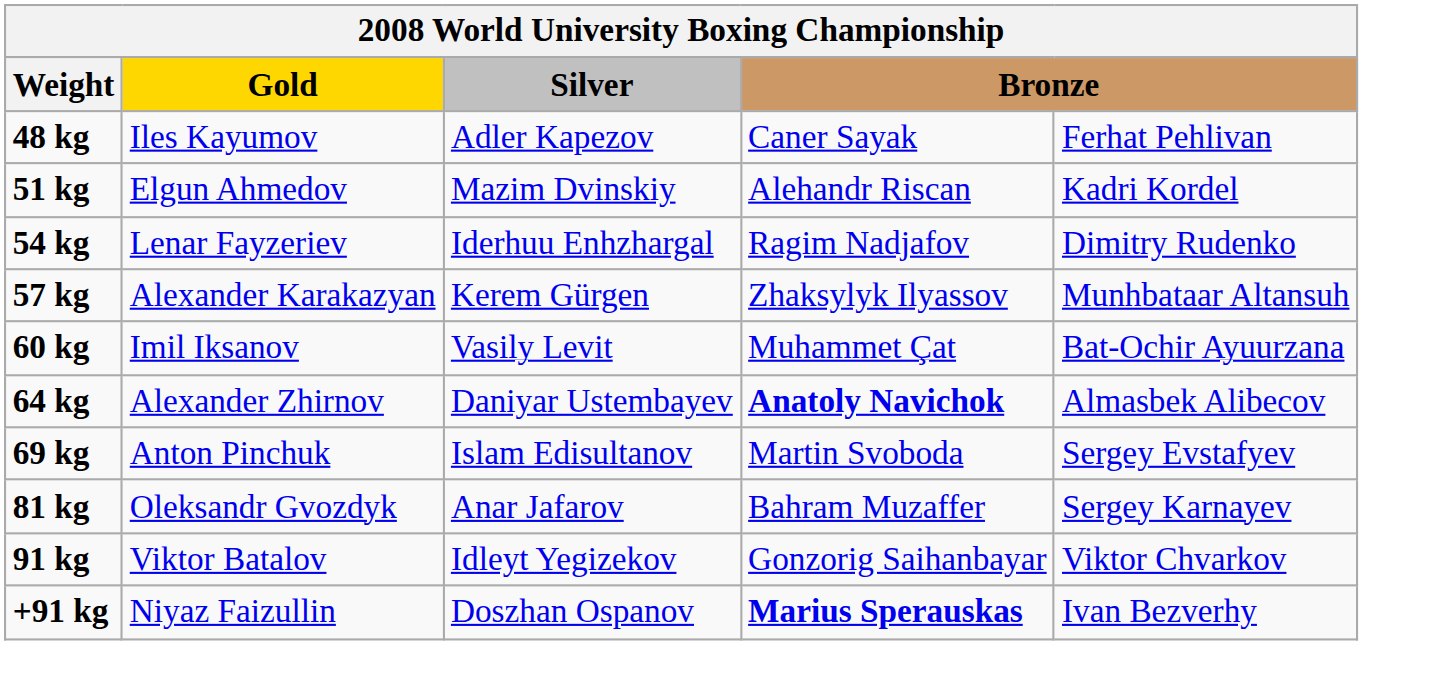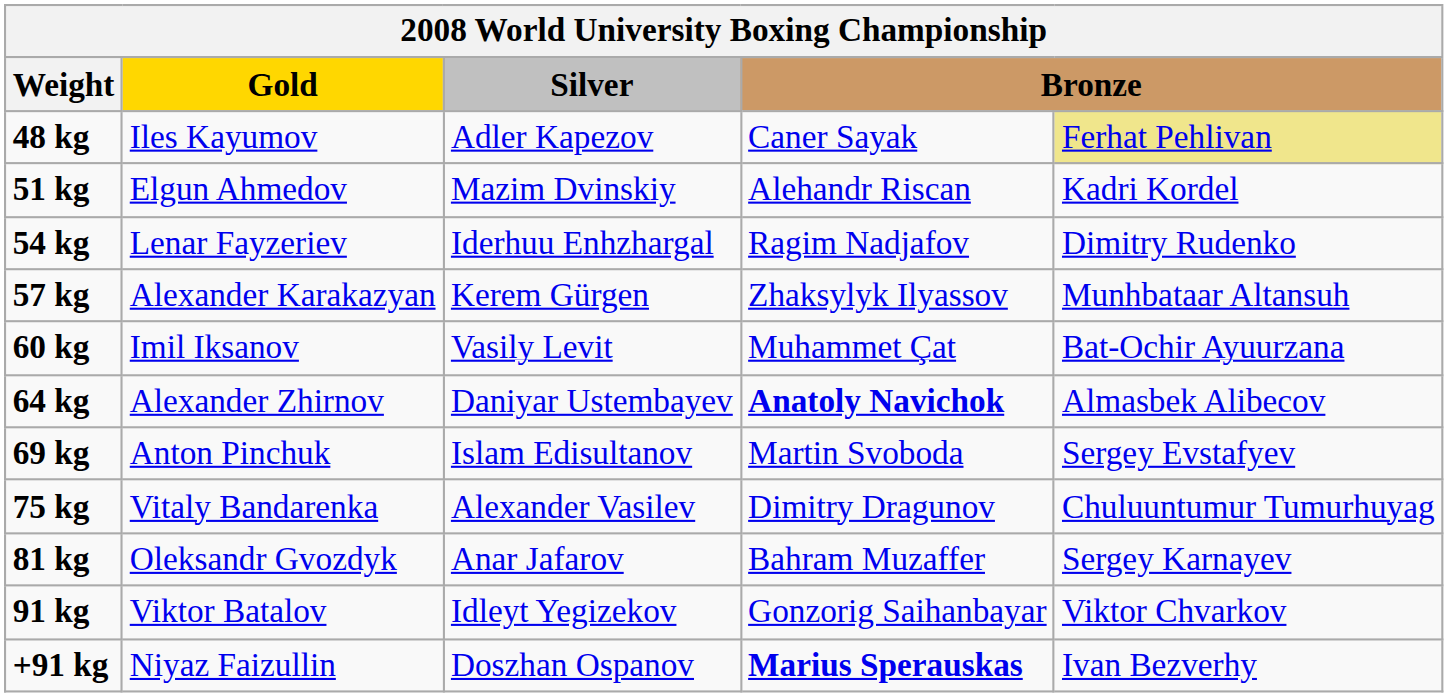(1167, 136) no background -> (1167, 136) khaki background
+ row: (51, 505)
